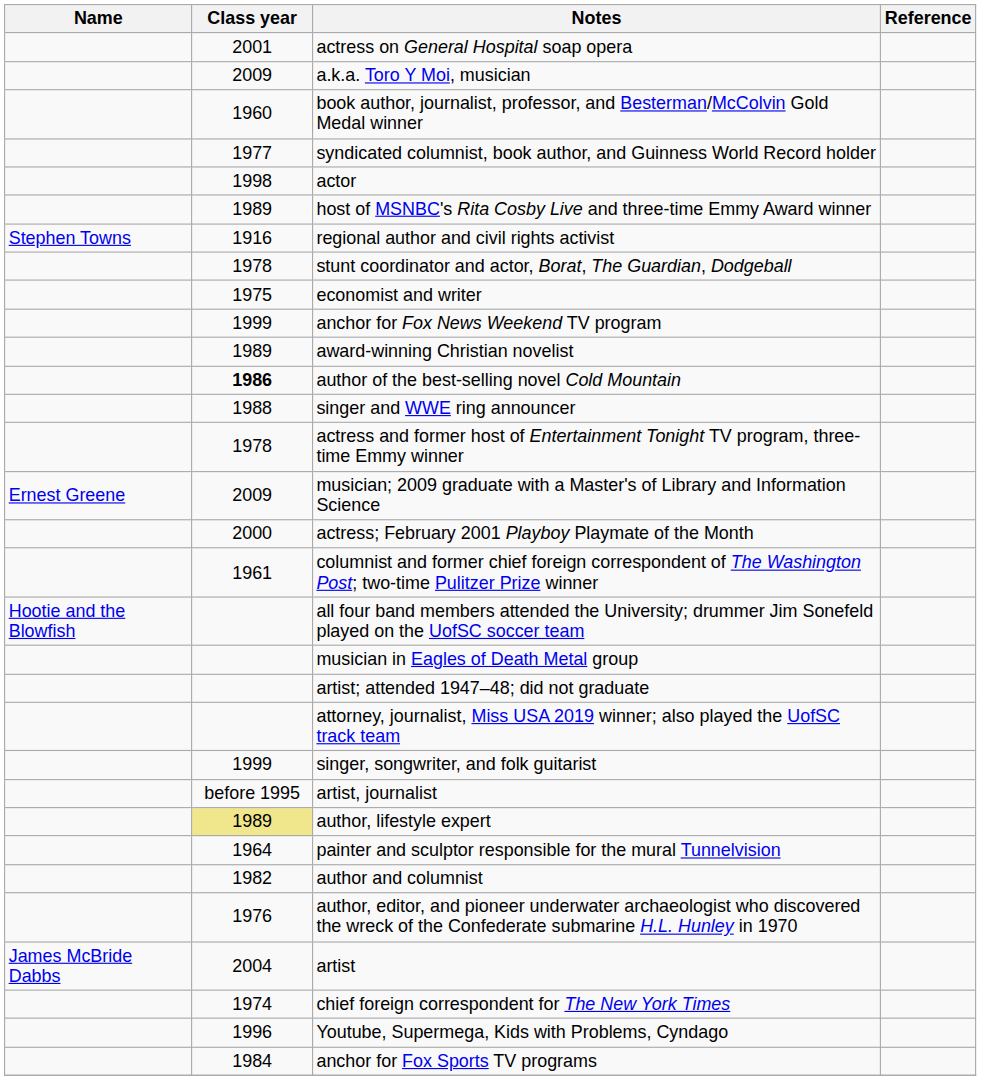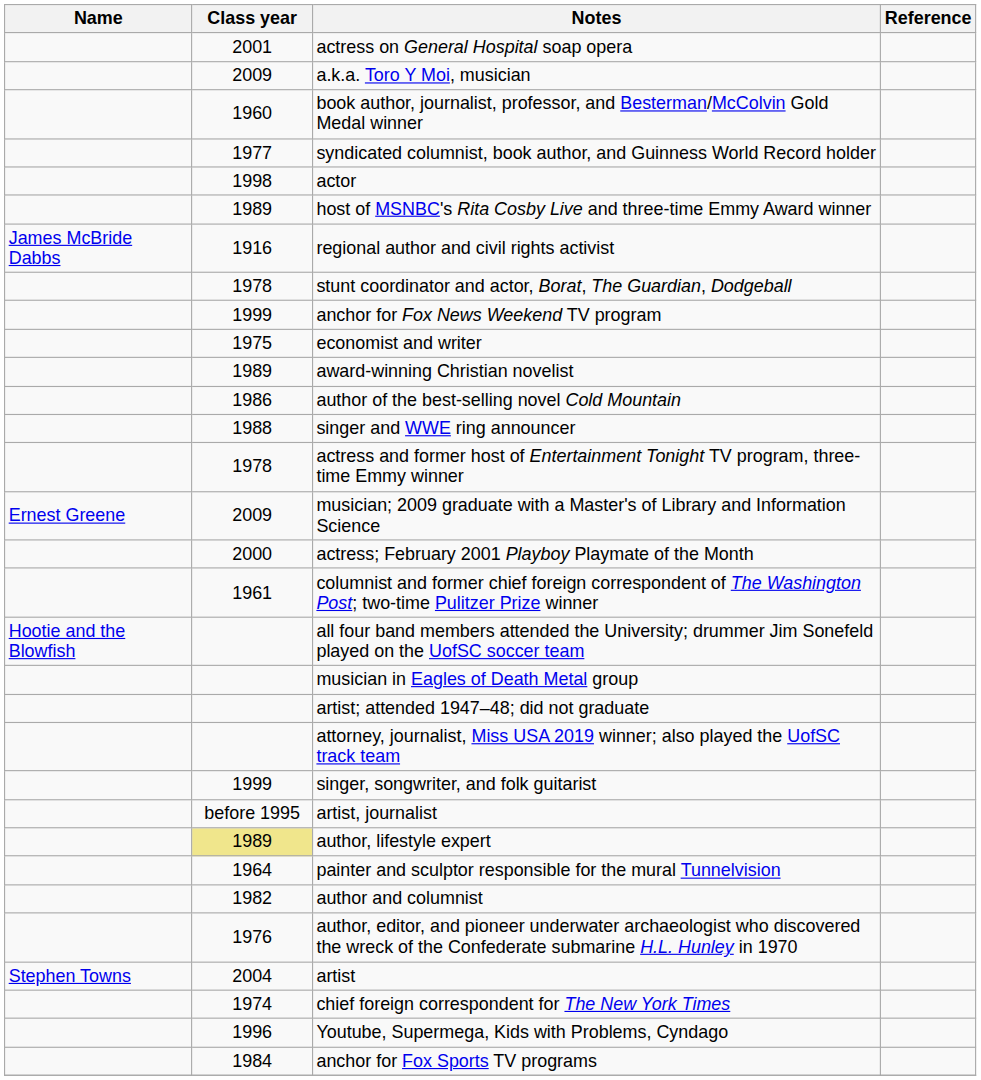(70, 237) Stephen Towns -> (70, 247) James McBride Dabbs
rows swapped: (399, 294) <-> (489, 323)
(252, 379) bold -> (252, 400) normal
(70, 965) James McBride Dabbs -> (70, 975) Stephen Towns
